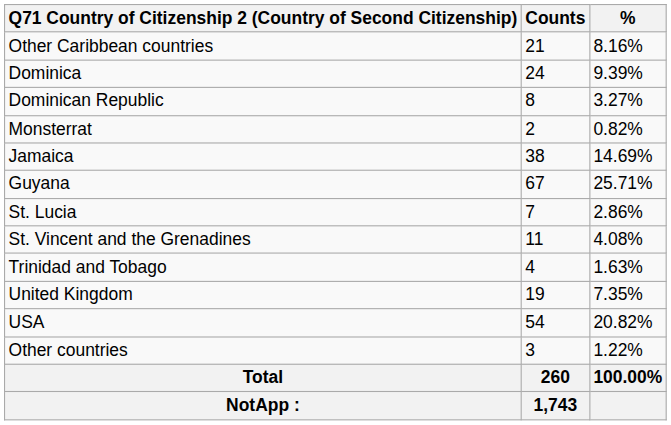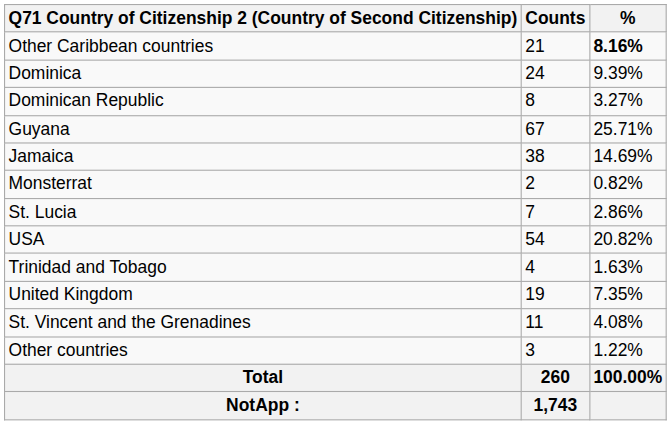(618, 45) normal -> (618, 45) bold
rows swapped: (39, 184) <-> (50, 128)
rows swapped: (130, 239) <-> (26, 322)
